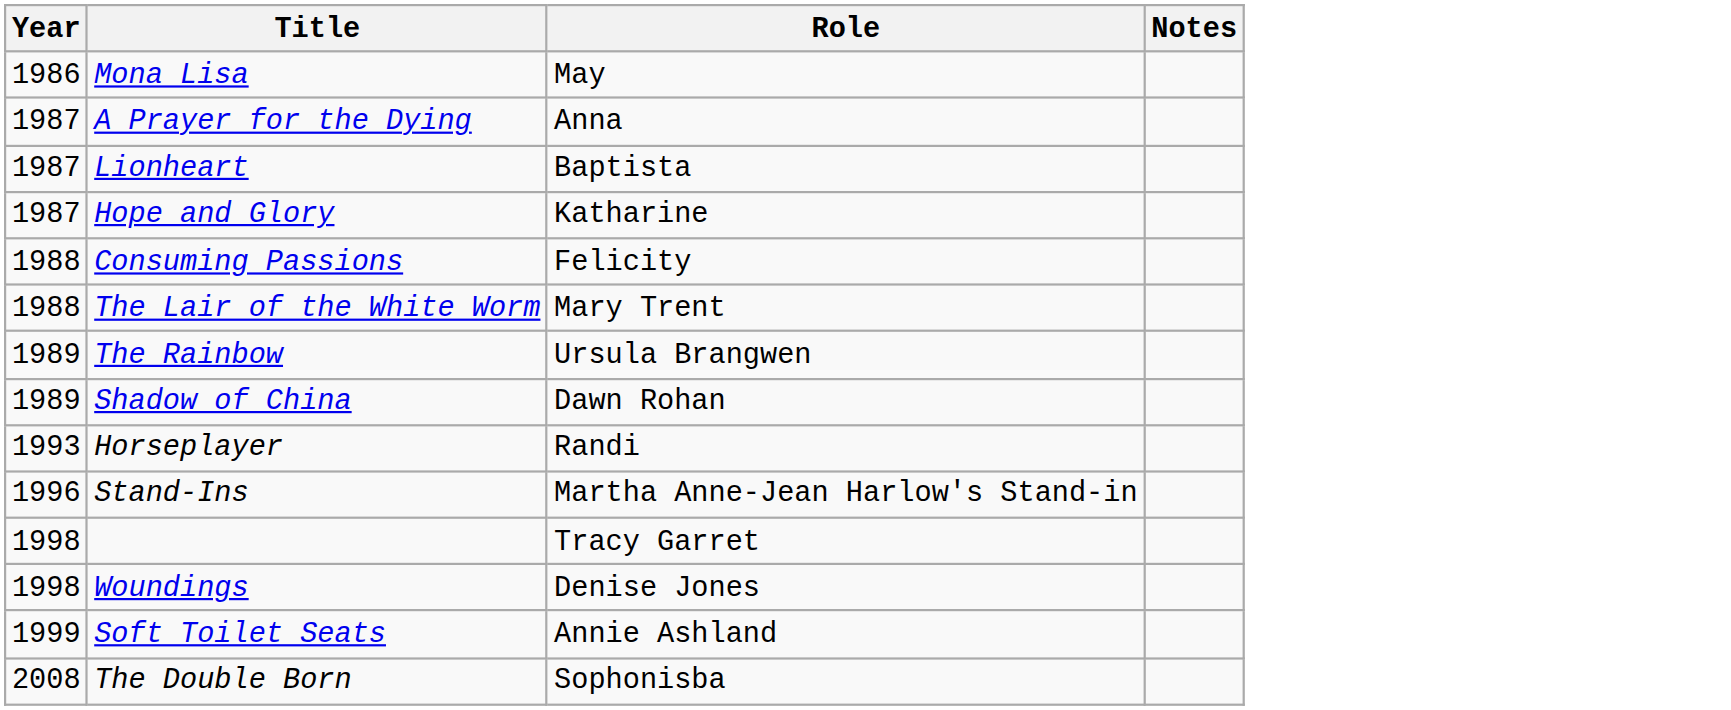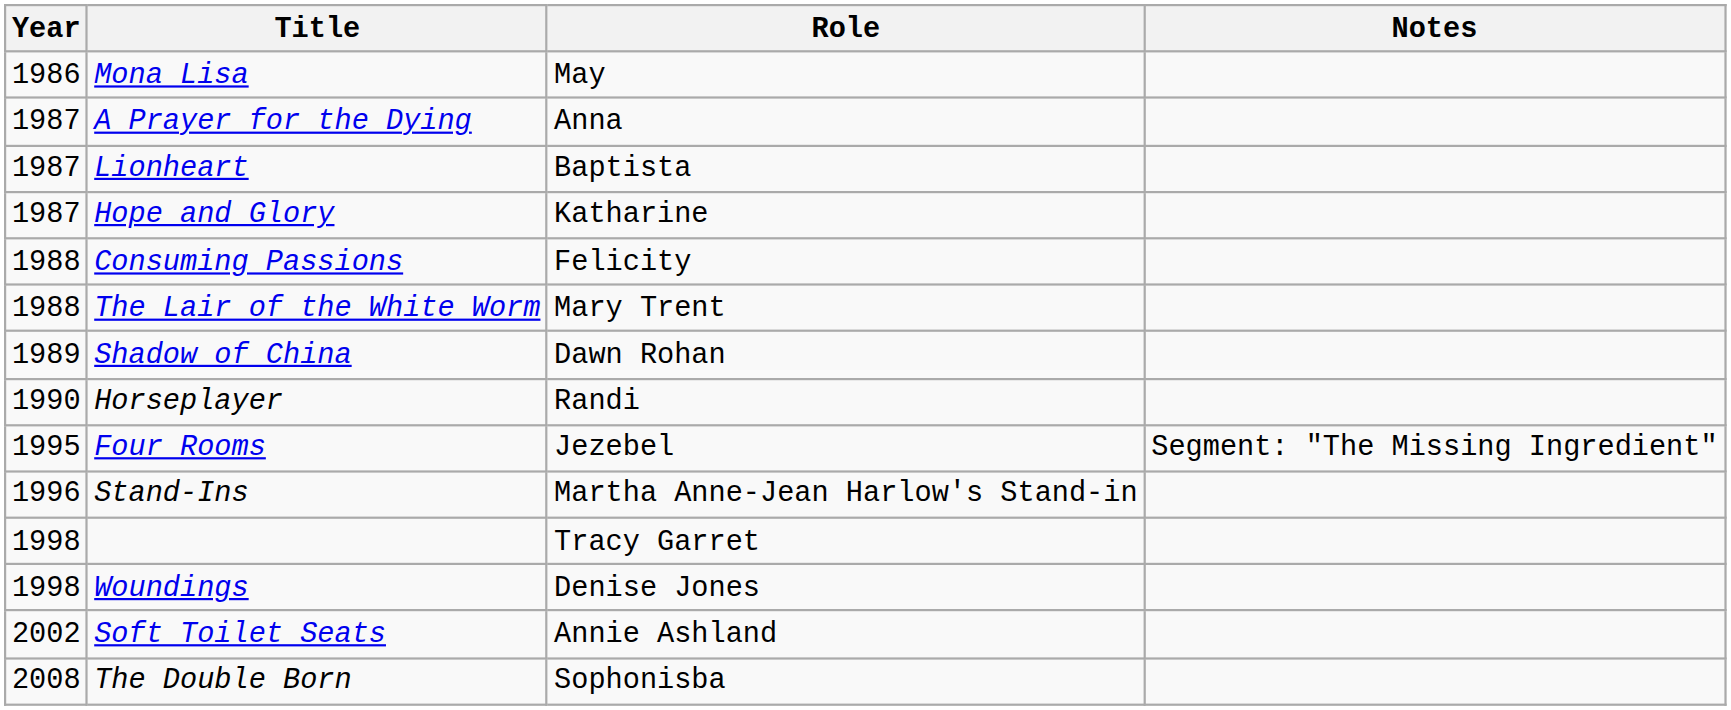- row: (189, 355)
(46, 448) 1993 -> (46, 401) 1990
+ row: (180, 448)
(46, 634) 1999 -> (46, 634) 2002
